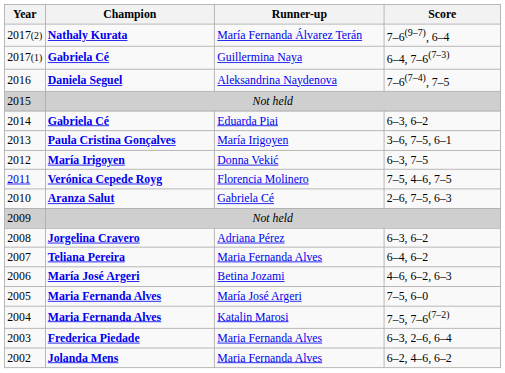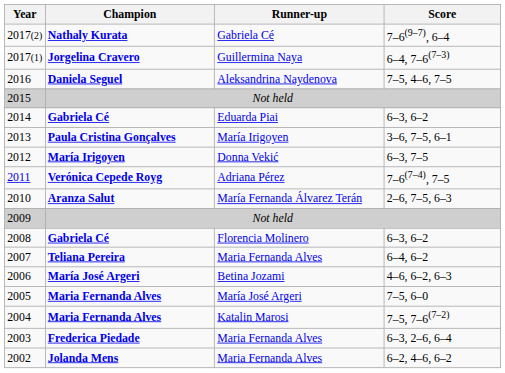(290, 35) María Fernanda Álvarez Terán -> (246, 35) Gabriela Cé
(78, 58) Gabriela Cé -> (94, 58) Jorgelina Cravero
(418, 80) 7–6(7–4), 7–5 -> (419, 79) 7–5, 4–6, 7–5
(263, 179) Florencia Molinero -> (251, 178) Adriana Pérez
(419, 179) 7–5, 4–6, 7–5 -> (418, 178) 7–6(7–4), 7–5
(246, 199) Gabriela Cé -> (290, 199) María Fernanda Álvarez Terán
(94, 238) Jorgelina Cravero -> (78, 238) Gabriela Cé
(251, 238) Adriana Pérez -> (263, 238) Florencia Molinero
